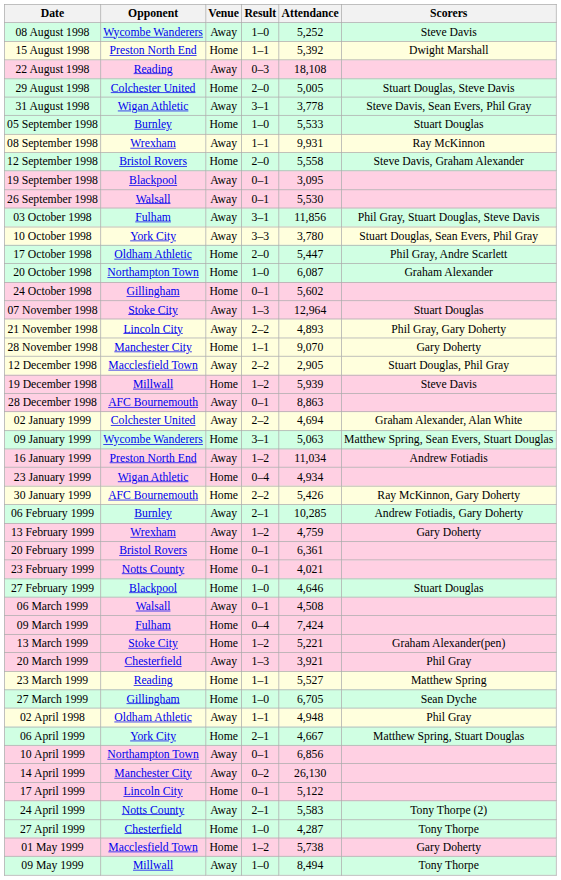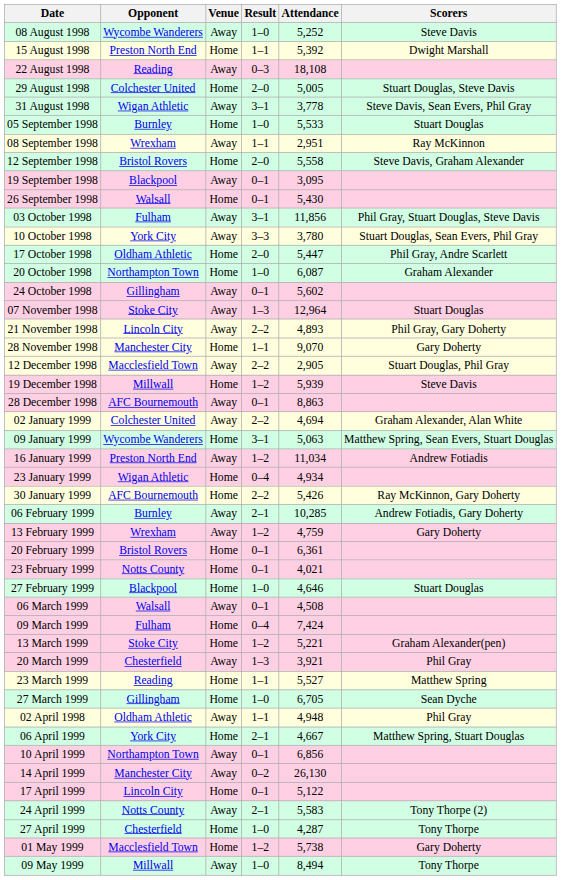(310, 143) 9,931 -> (310, 143) 2,951
(224, 198) Away -> (224, 198) Home
(310, 198) 5,530 -> (310, 198) 5,430
(224, 291) Home -> (224, 291) Away
